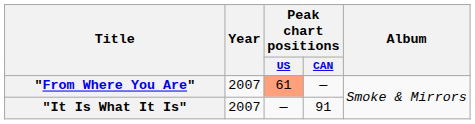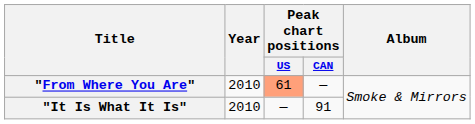(244, 86) 2007 -> (244, 86) 2010
(244, 108) 2007 -> (244, 108) 2010
